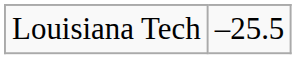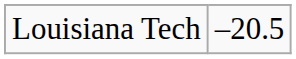(250, 28) –25.5 -> (250, 28) –20.5
